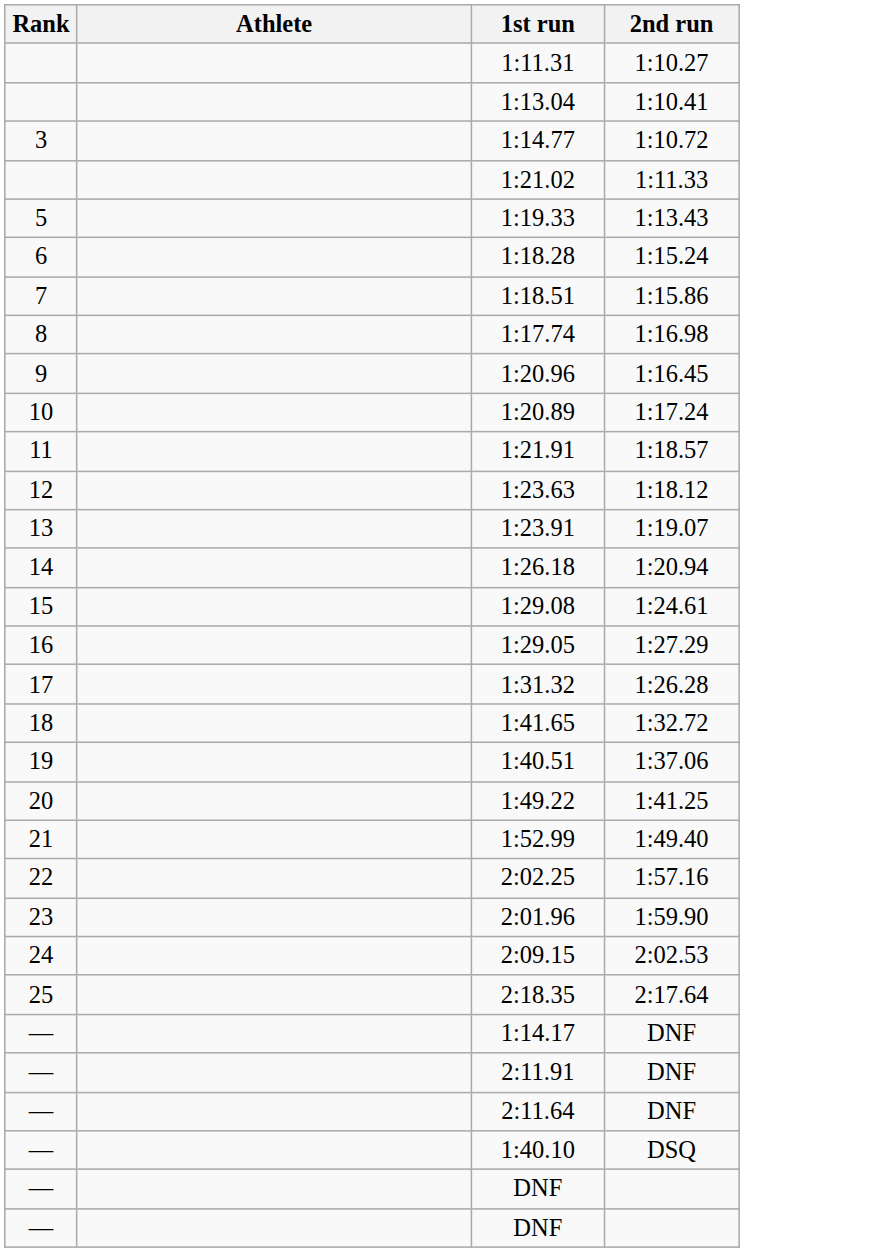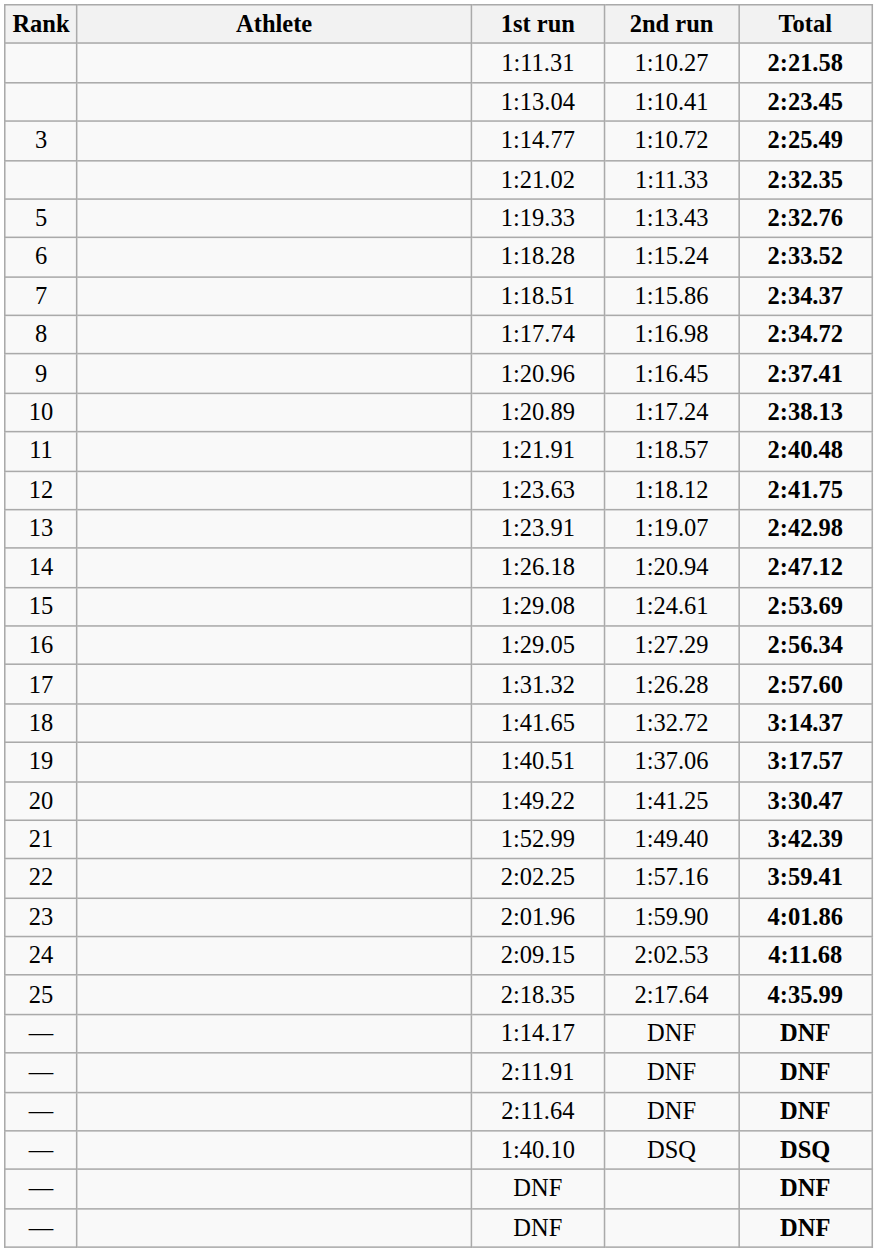+ column: (805, 23)
